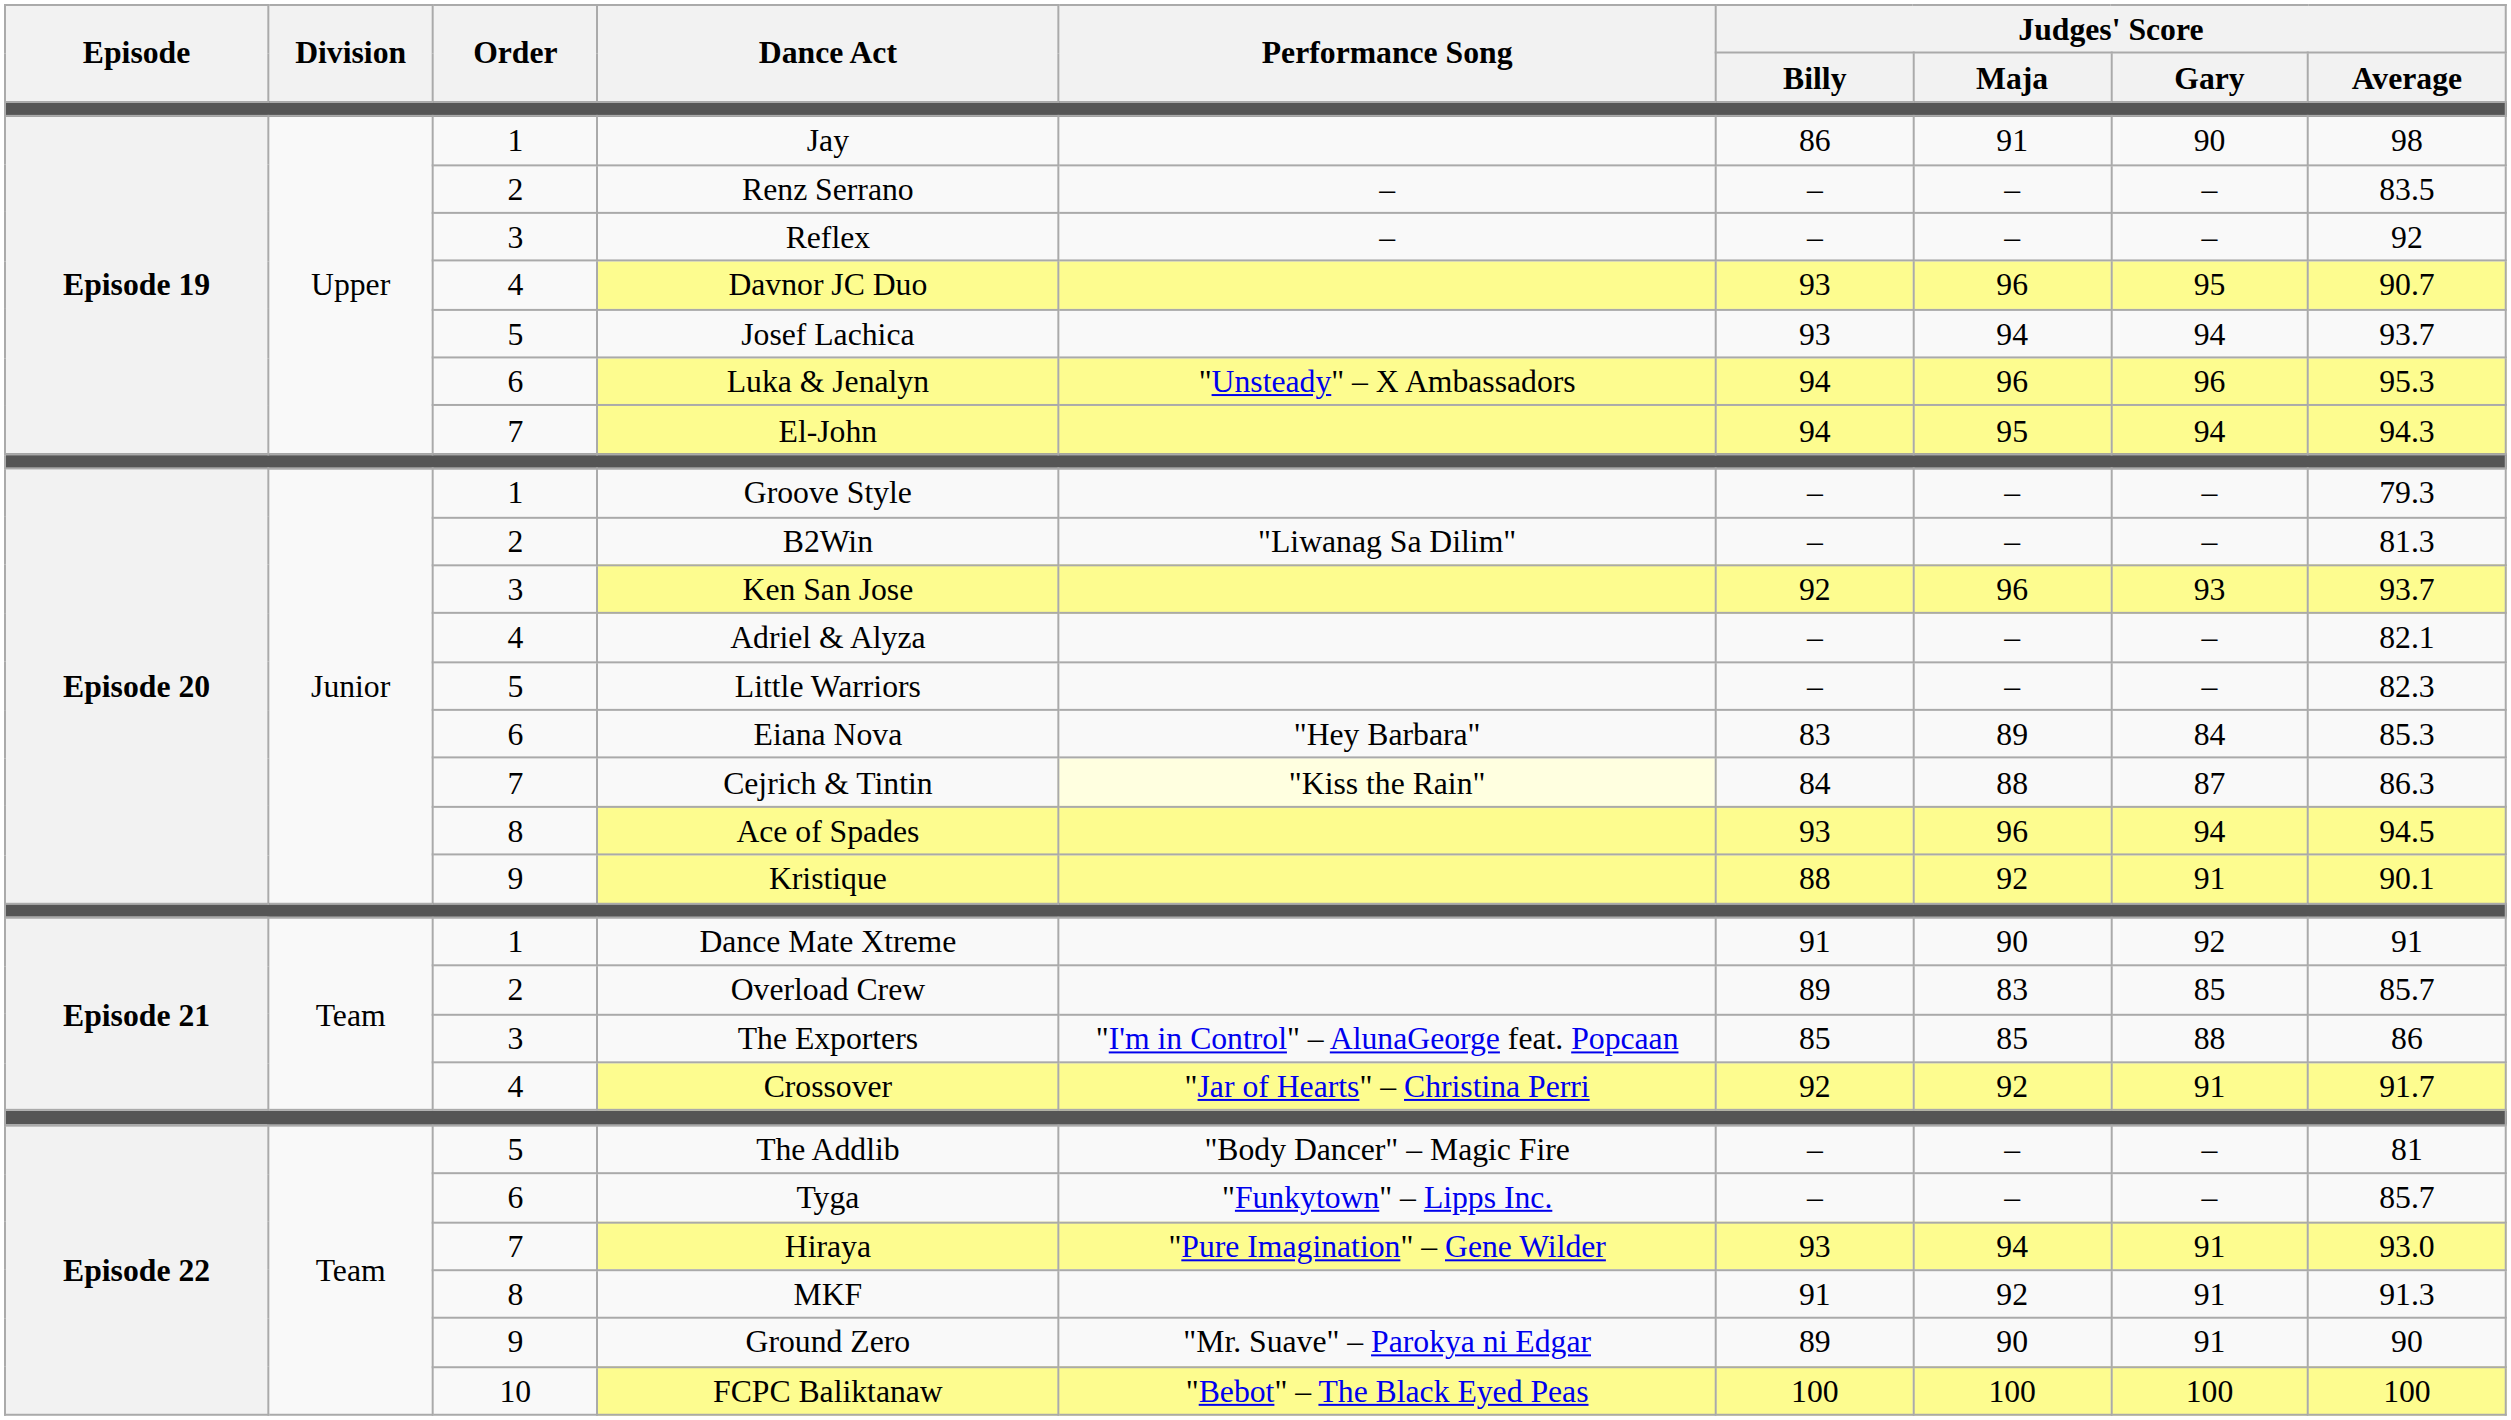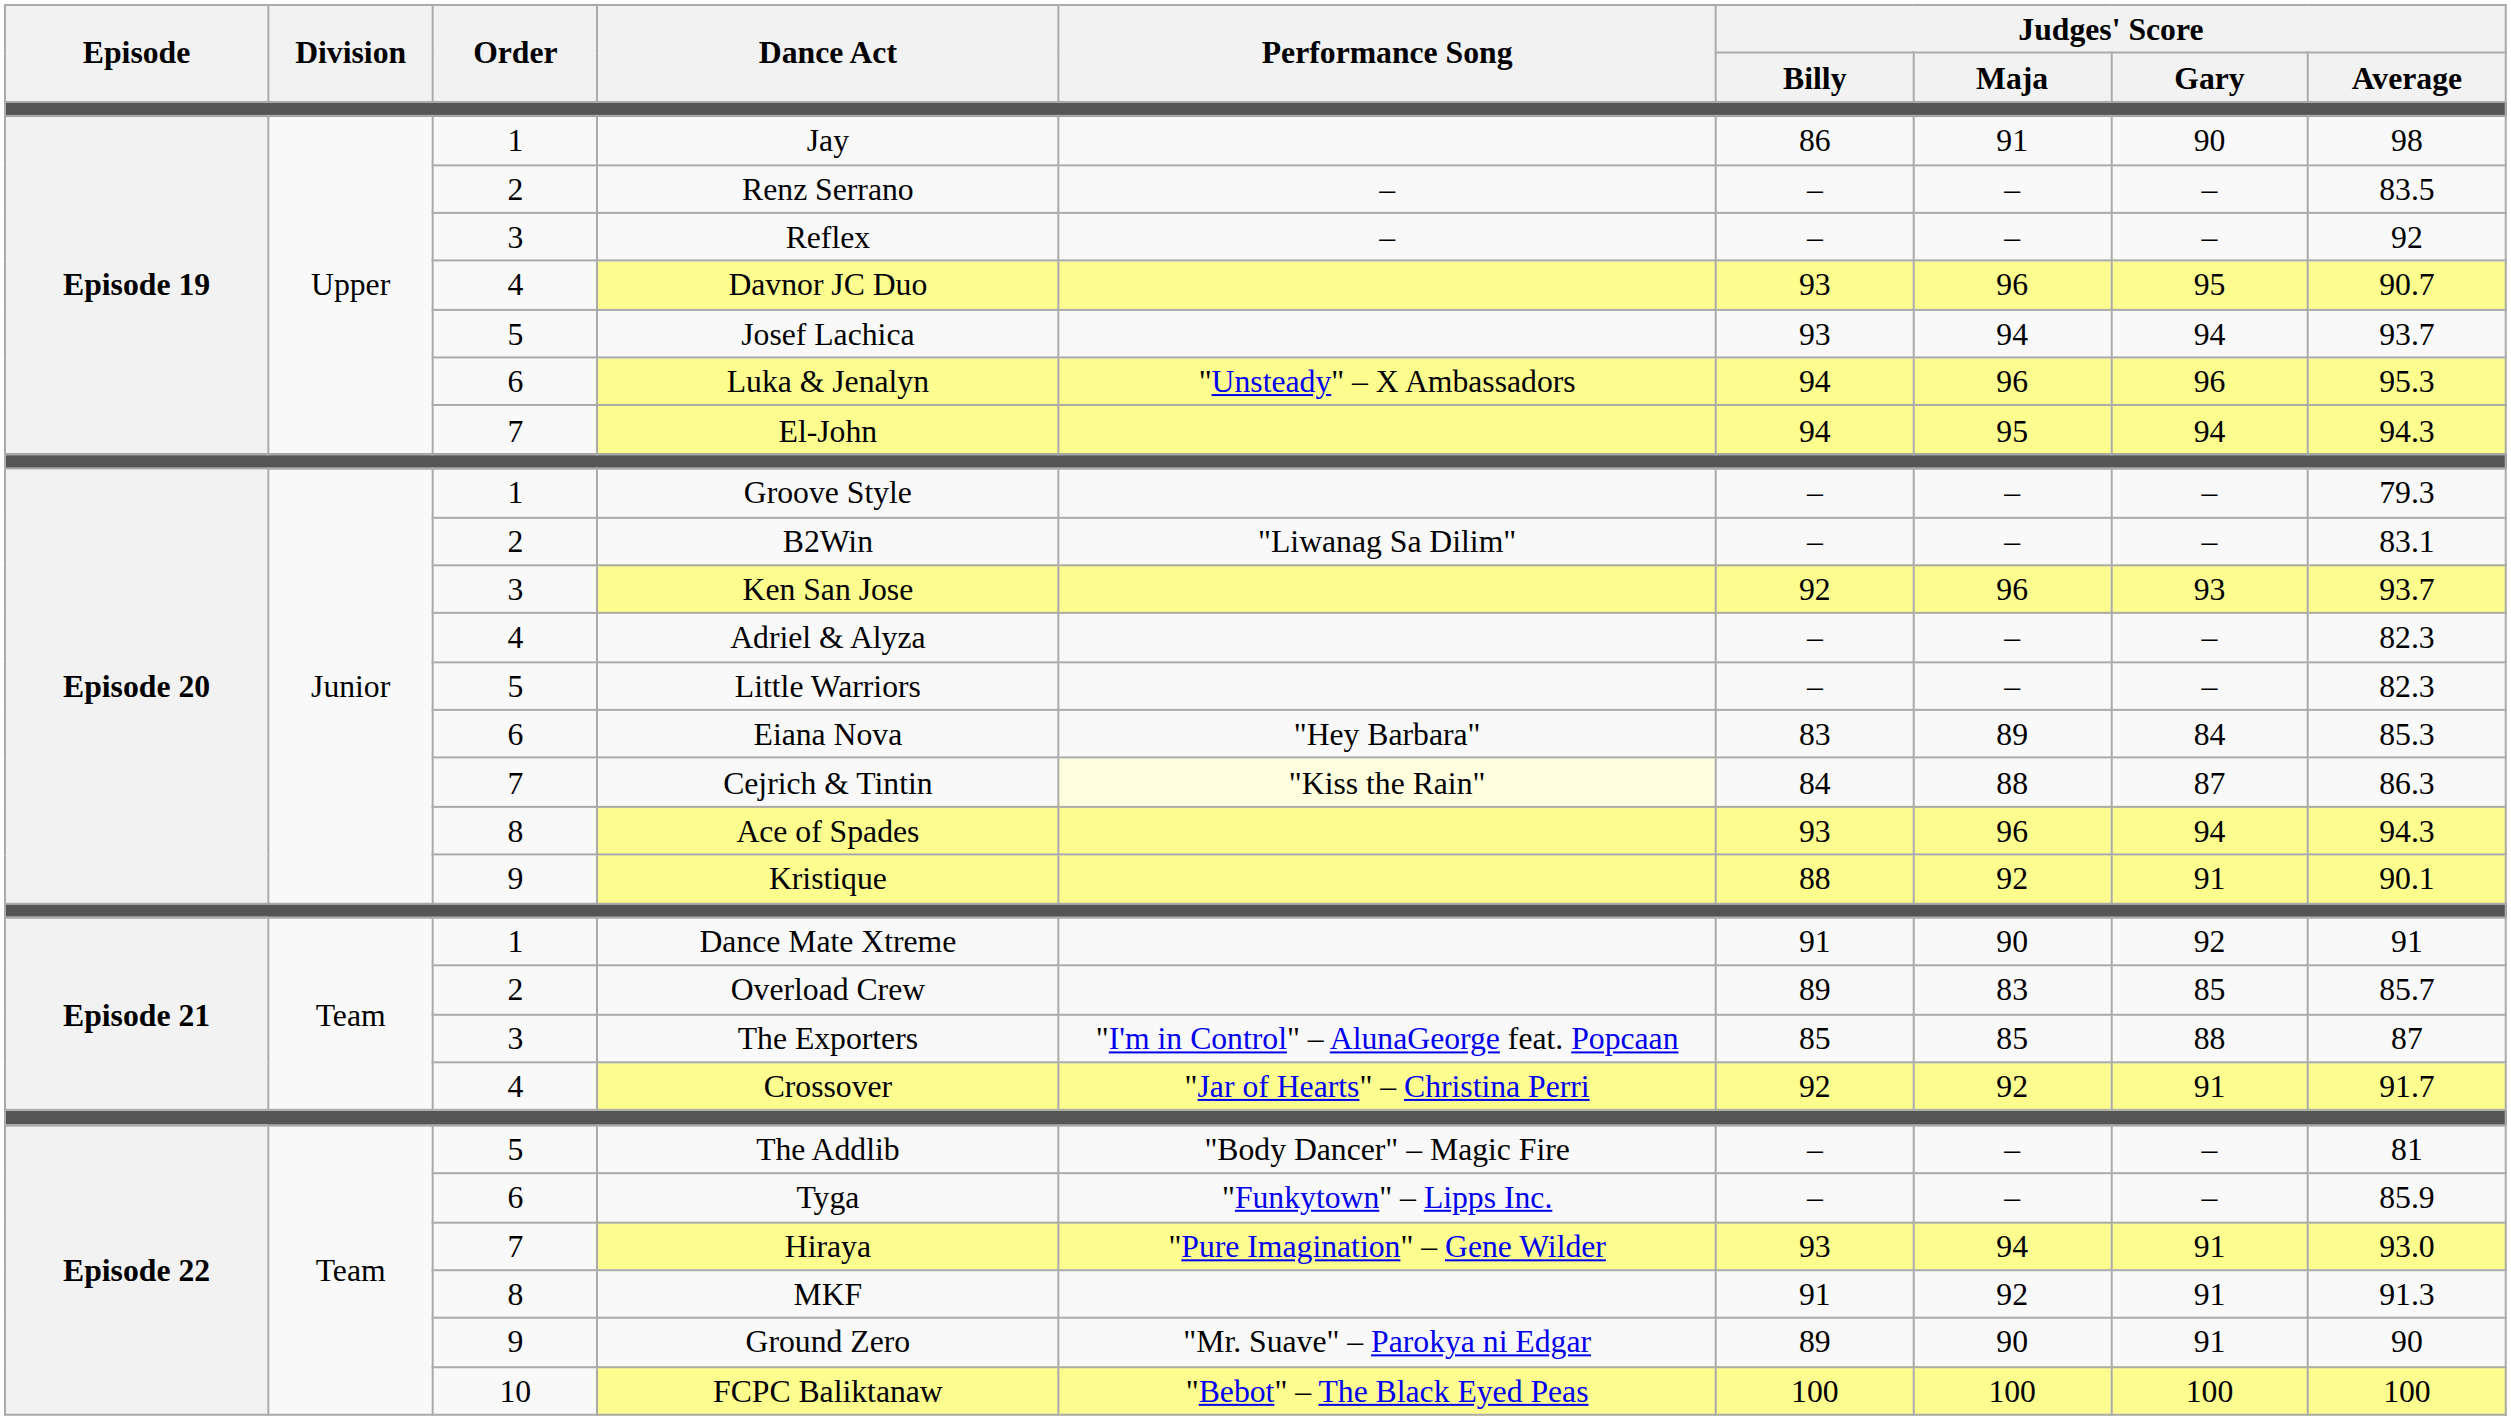(2407, 541) 81.3 -> (2407, 541) 83.1
(2407, 637) 82.1 -> (2407, 637) 82.3
(2407, 831) 94.5 -> (2407, 831) 94.3
(2407, 1038) 86 -> (2407, 1038) 87
(2407, 1198) 85.7 -> (2407, 1198) 85.9
